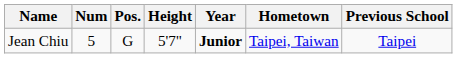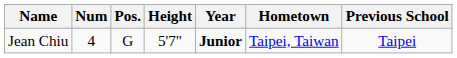(91, 40) 5 -> (91, 40) 4
